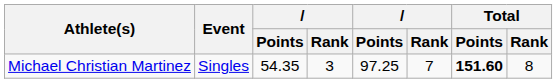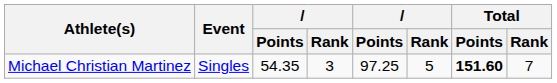(429, 66) 7 -> (429, 66) 5
(529, 66) 8 -> (529, 66) 7
